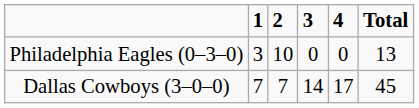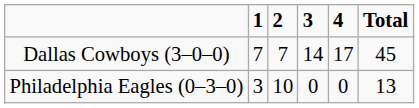rows swapped: (126, 86) <-> (126, 53)
